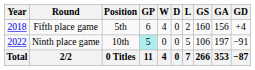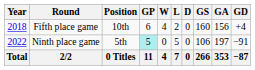columns swapped: (177, 12) <-> (188, 12)
(121, 27) 5th -> (121, 27) 10th
(121, 42) 10th -> (121, 42) 5th
